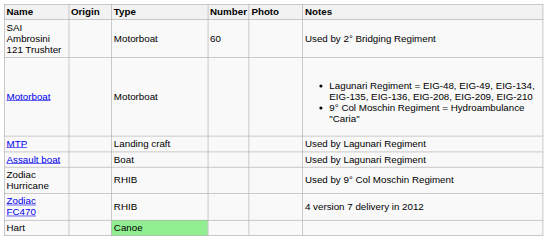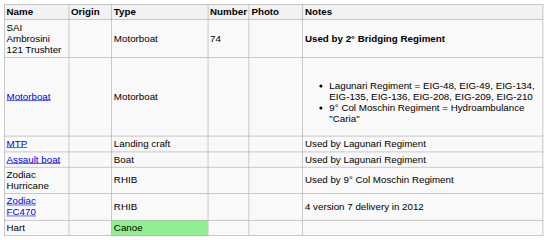(215, 38) 60 -> (215, 38) 74
(370, 38) normal -> (375, 38) bold
